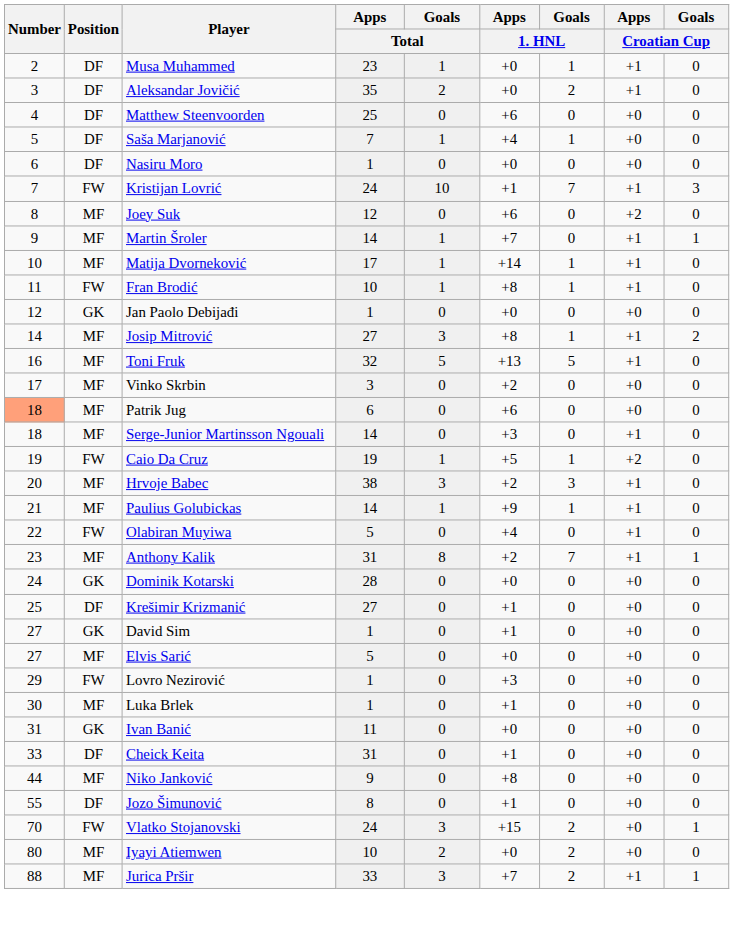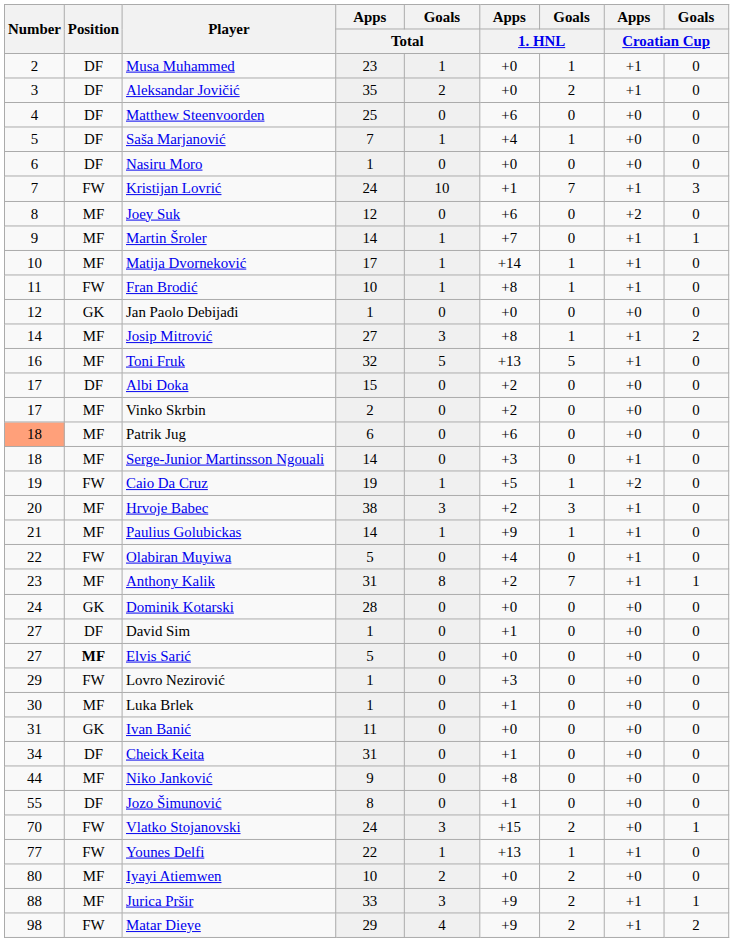+ row: (157, 385)
(370, 385) 3 -> (370, 409) 2
- row: (186, 606)
(93, 630) GK -> (93, 630) DF
(93, 655) normal -> (93, 655) bold
(34, 753) 33 -> (34, 753) 34
+ row: (165, 852)
(509, 876) +7 -> (509, 901) +9
+ row: (163, 925)
